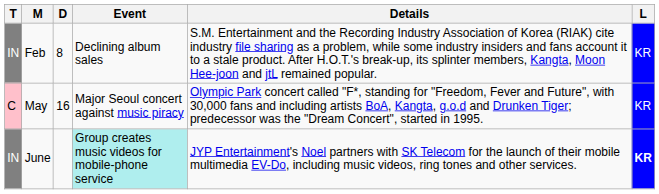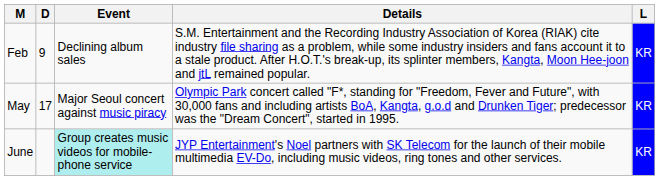- column: (13, 14)
(60, 53) 8 -> (42, 53) 9
(63, 106) 16 -> (45, 106) 17
(643, 158) bold -> (644, 152) normal
